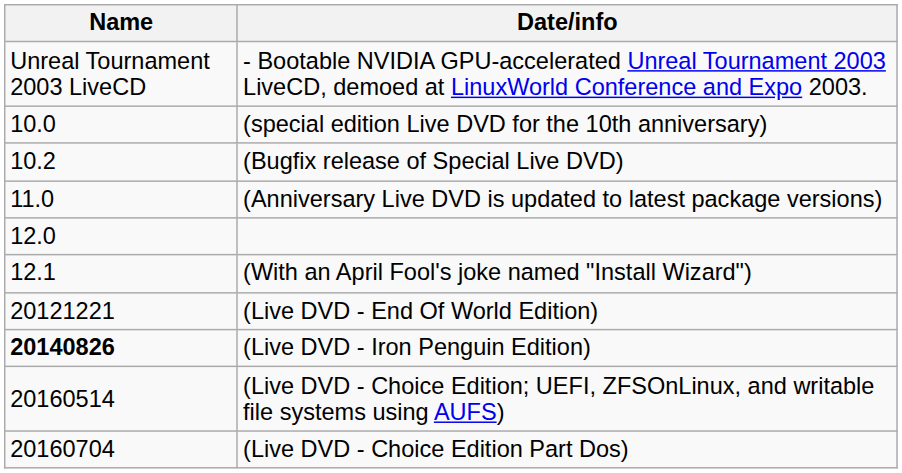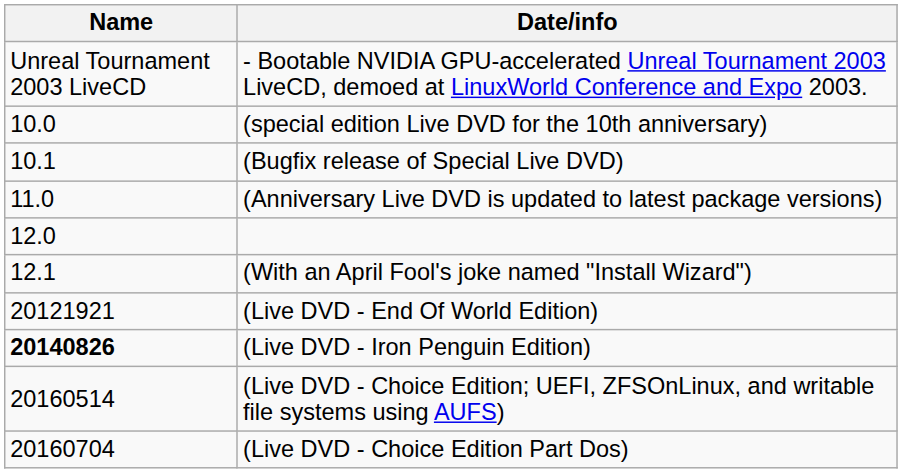(33, 161) 10.2 -> (33, 161) 10.1
(62, 310) 20121221 -> (62, 310) 20121921
